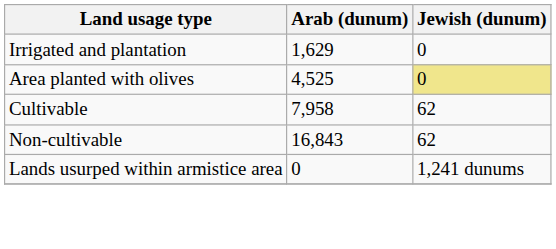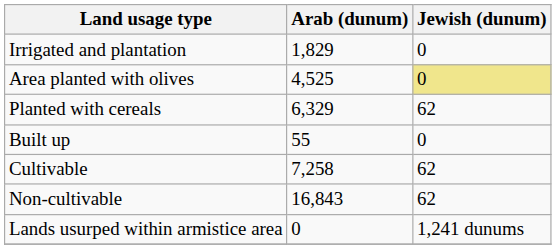(313, 49) 1,629 -> (313, 49) 1,829
+ row: (85, 109)
+ row: (40, 139)
(313, 109) 7,958 -> (313, 169) 7,258
